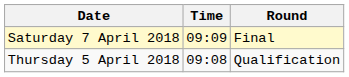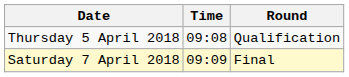rows swapped: (94, 60) <-> (94, 38)
